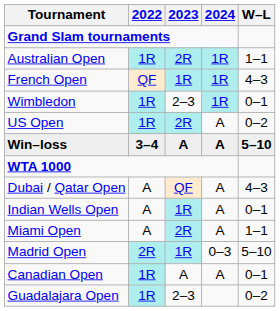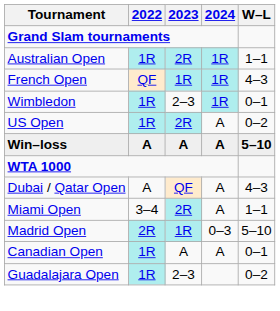(147, 144) 3–4 -> (147, 144) A
- row: (63, 209)
(147, 230) A -> (147, 209) 3–4
